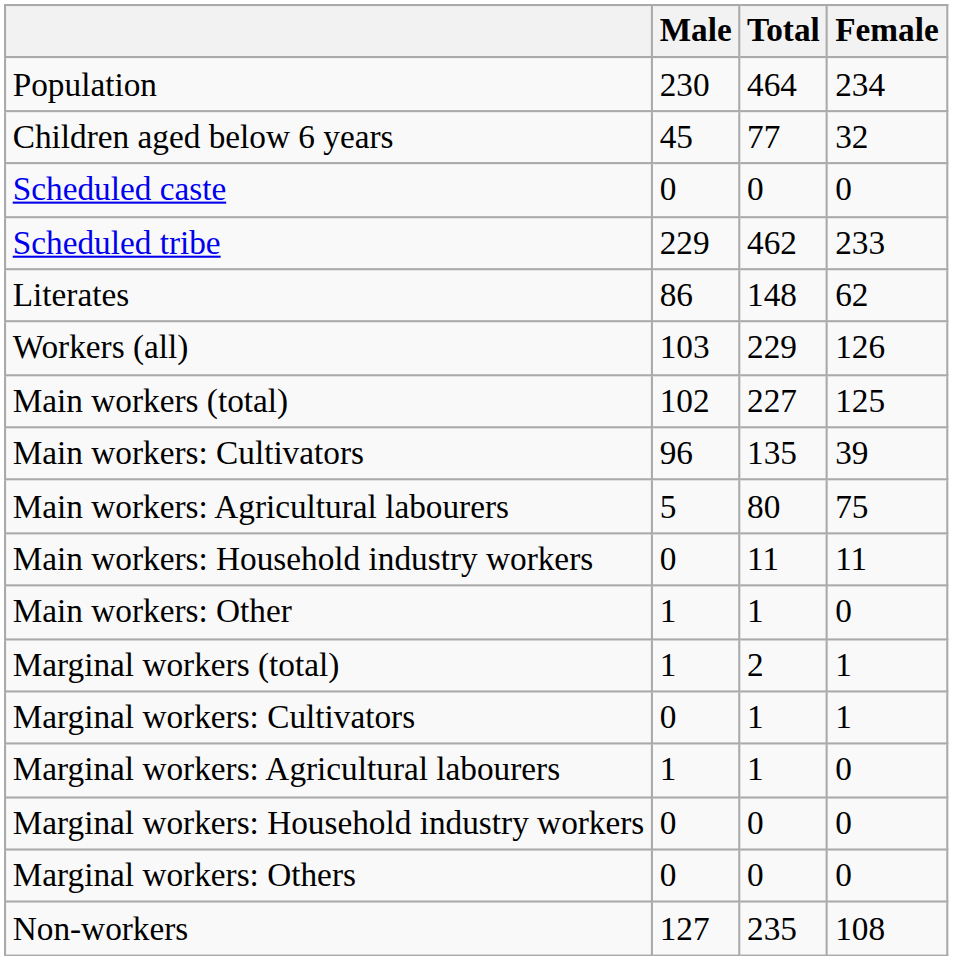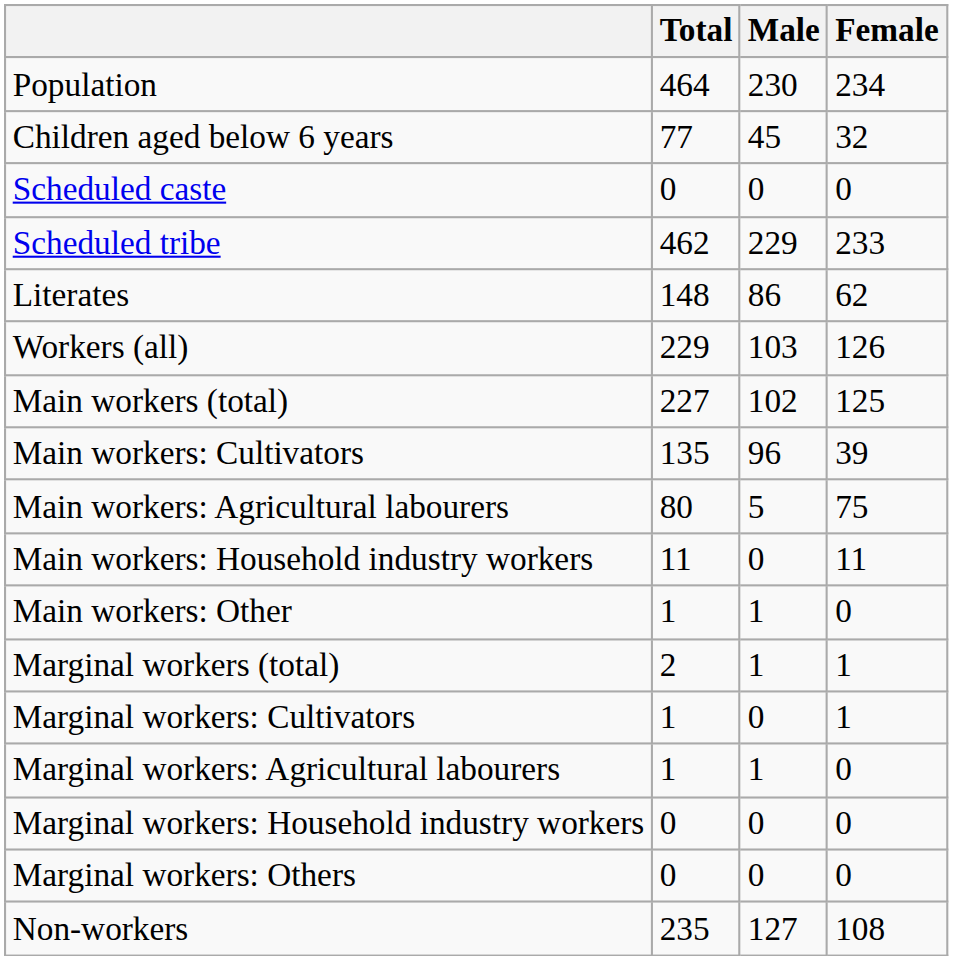columns swapped: (783, 30) <-> (696, 30)
